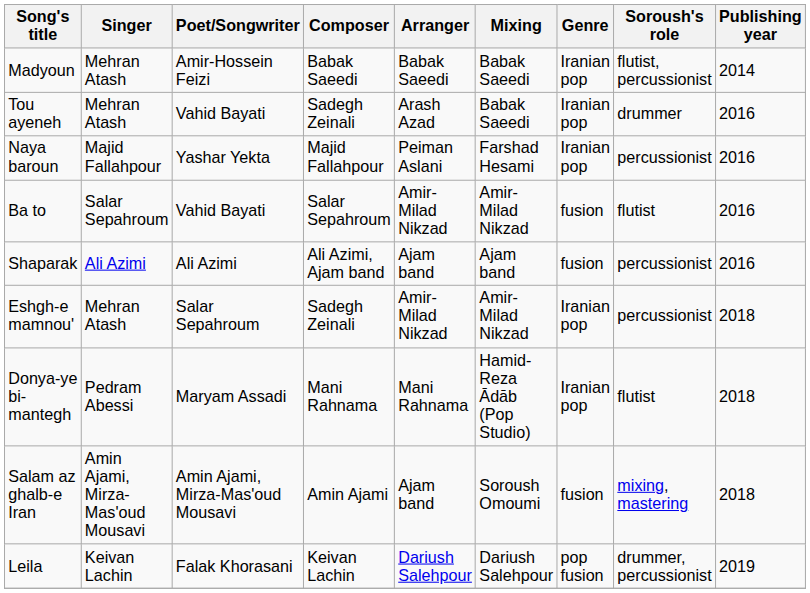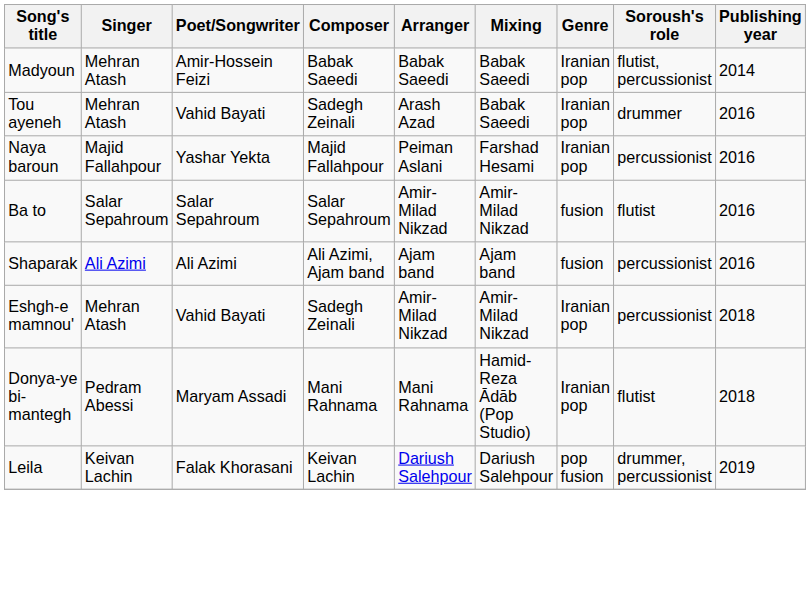(221, 210) Vahid Bayati -> (218, 210) Salar Sepahroum
(218, 316) Salar Sepahroum -> (221, 316) Vahid Bayati
- row: (42, 495)
